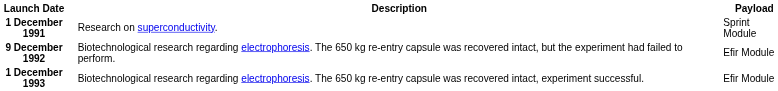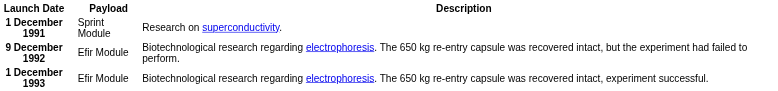columns swapped: (754, 8) <-> (399, 8)
